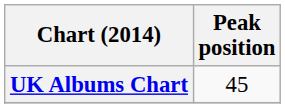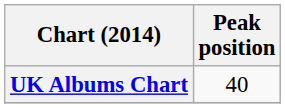(237, 84) 45 -> (237, 84) 40
